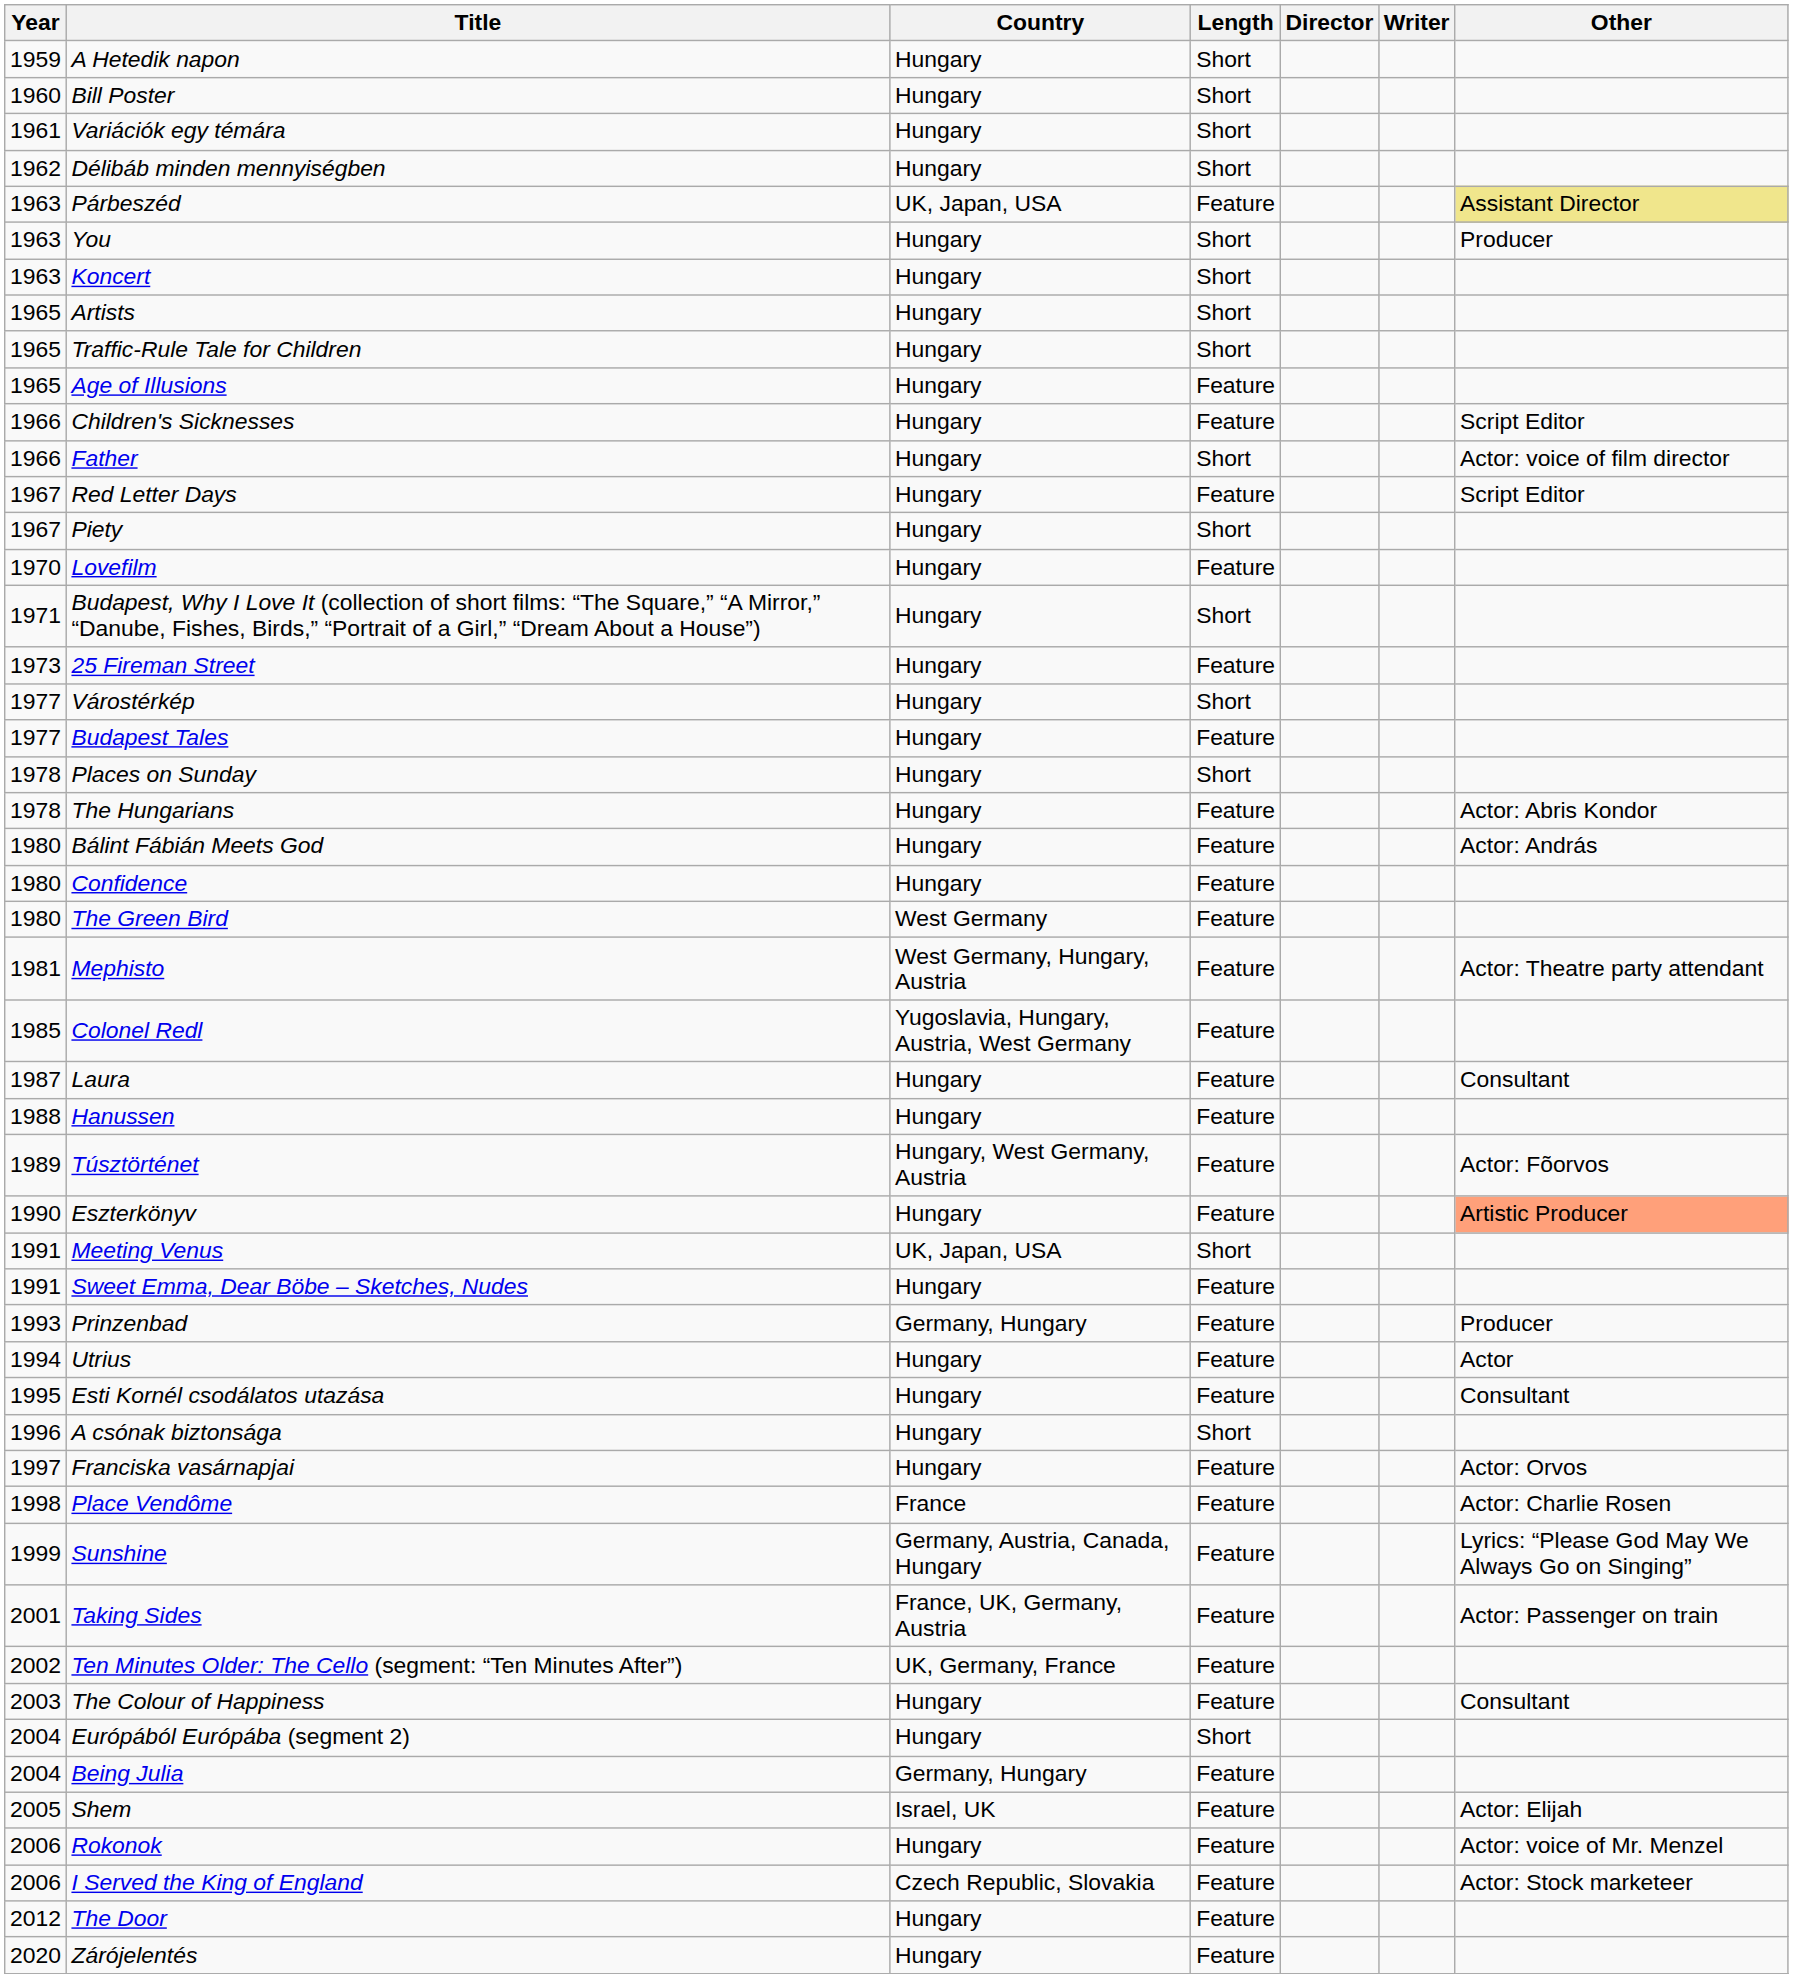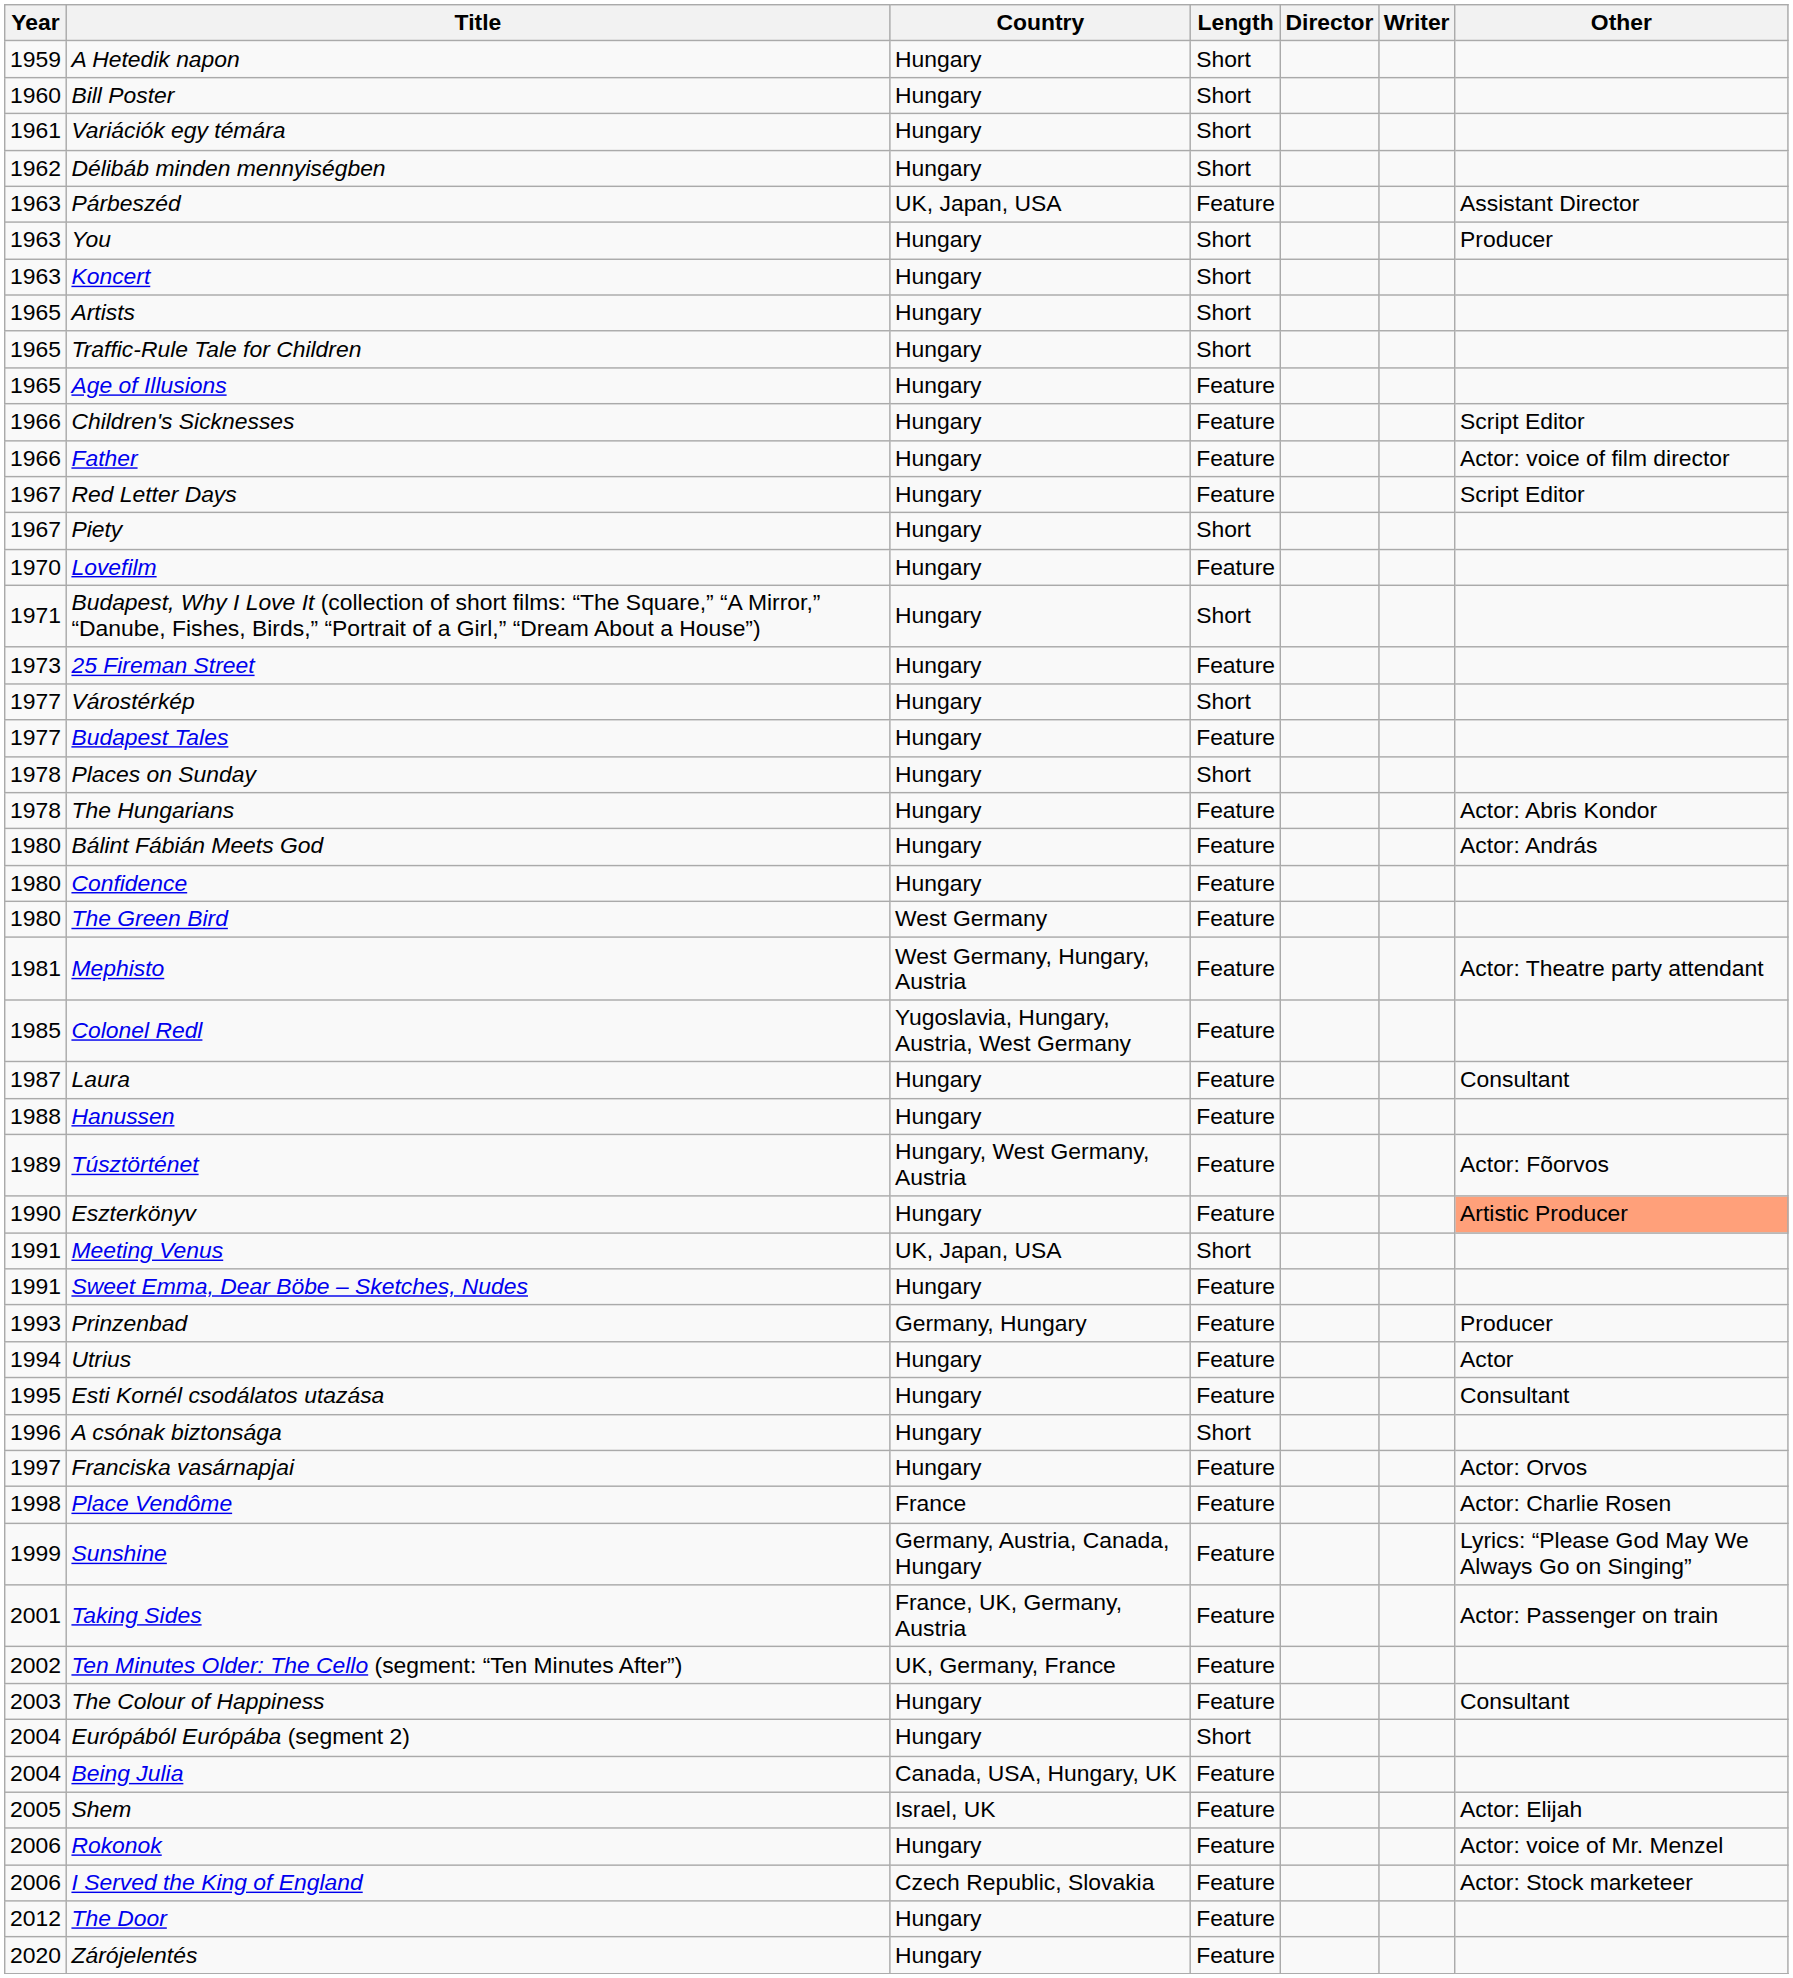(1550, 204) khaki background -> (1550, 204) no background
(1223, 458) Short -> (1236, 458) Feature
(991, 1773) Germany, Hungary -> (1036, 1773) Canada, USA, Hungary, UK
